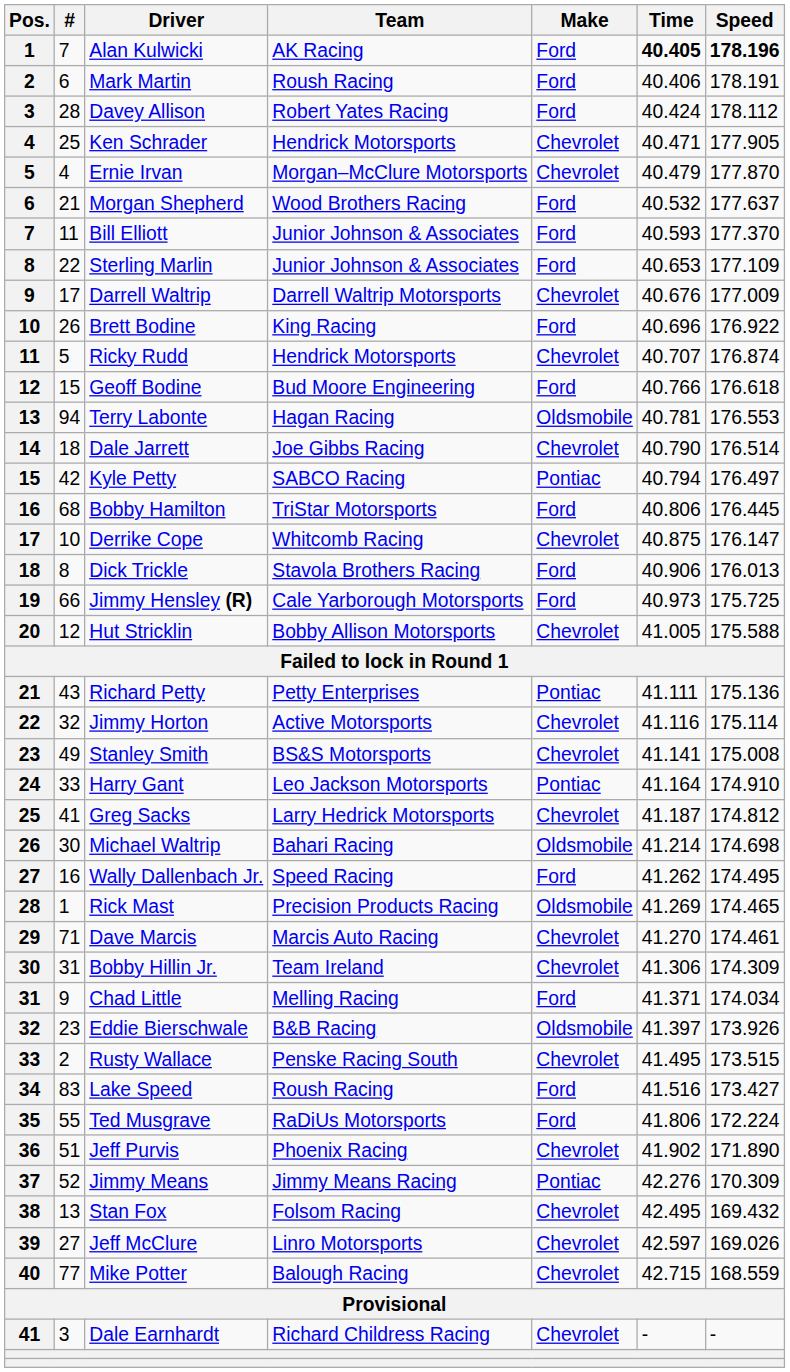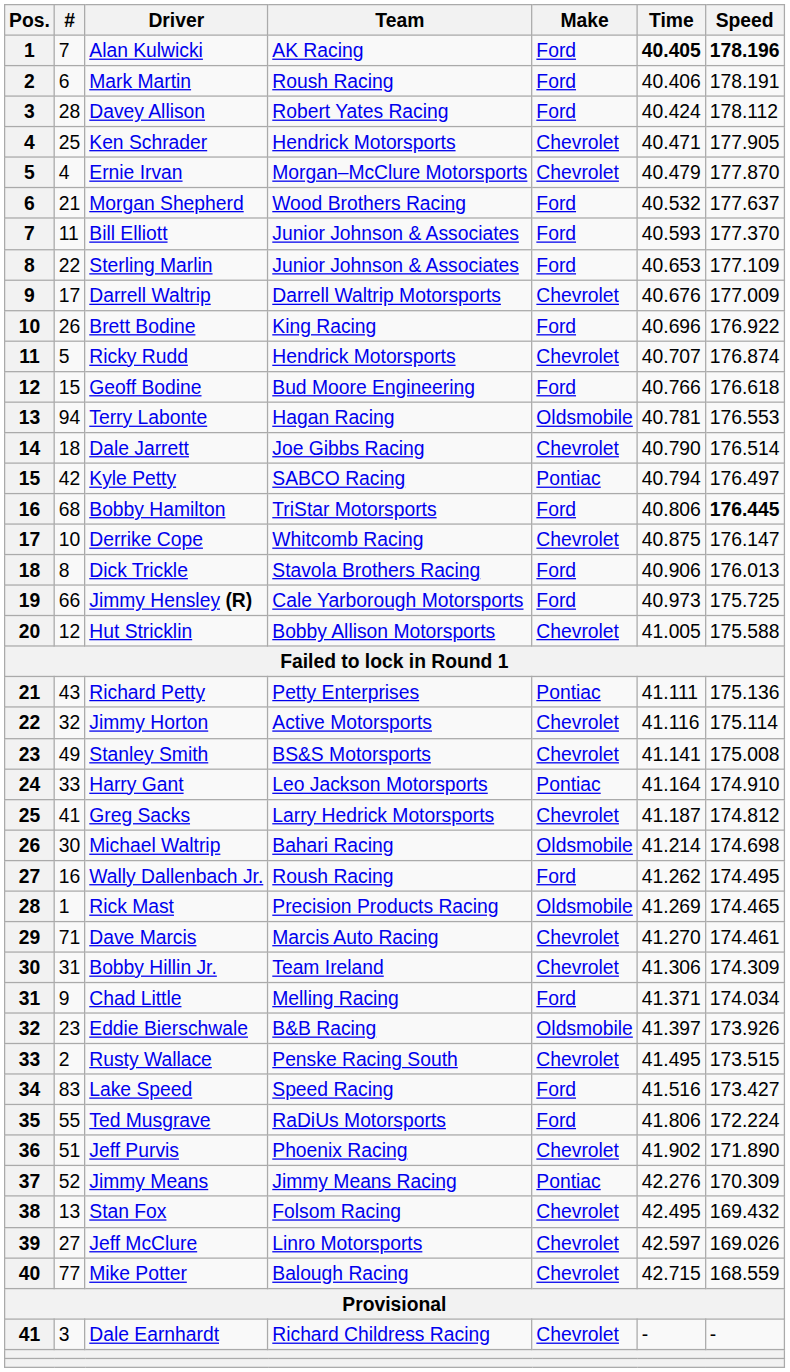(745, 509) normal -> (745, 509) bold
(333, 876) Speed Racing -> (333, 876) Roush Racing
(333, 1090) Roush Racing -> (333, 1090) Speed Racing
